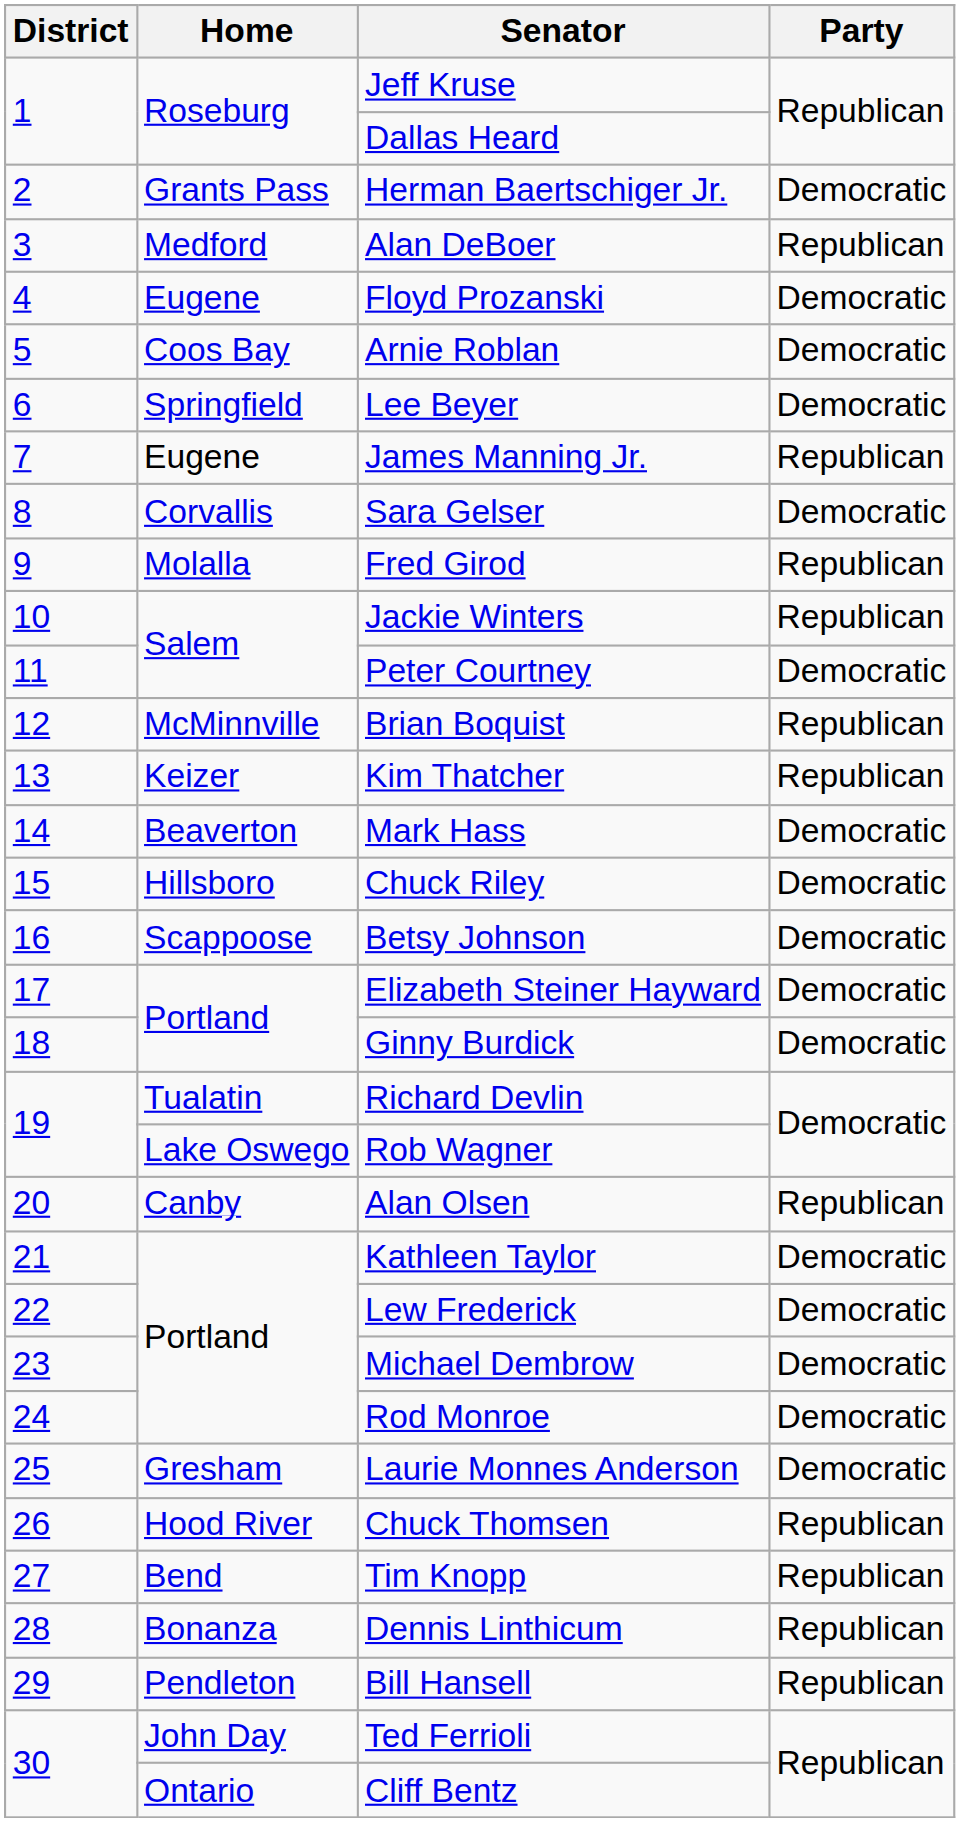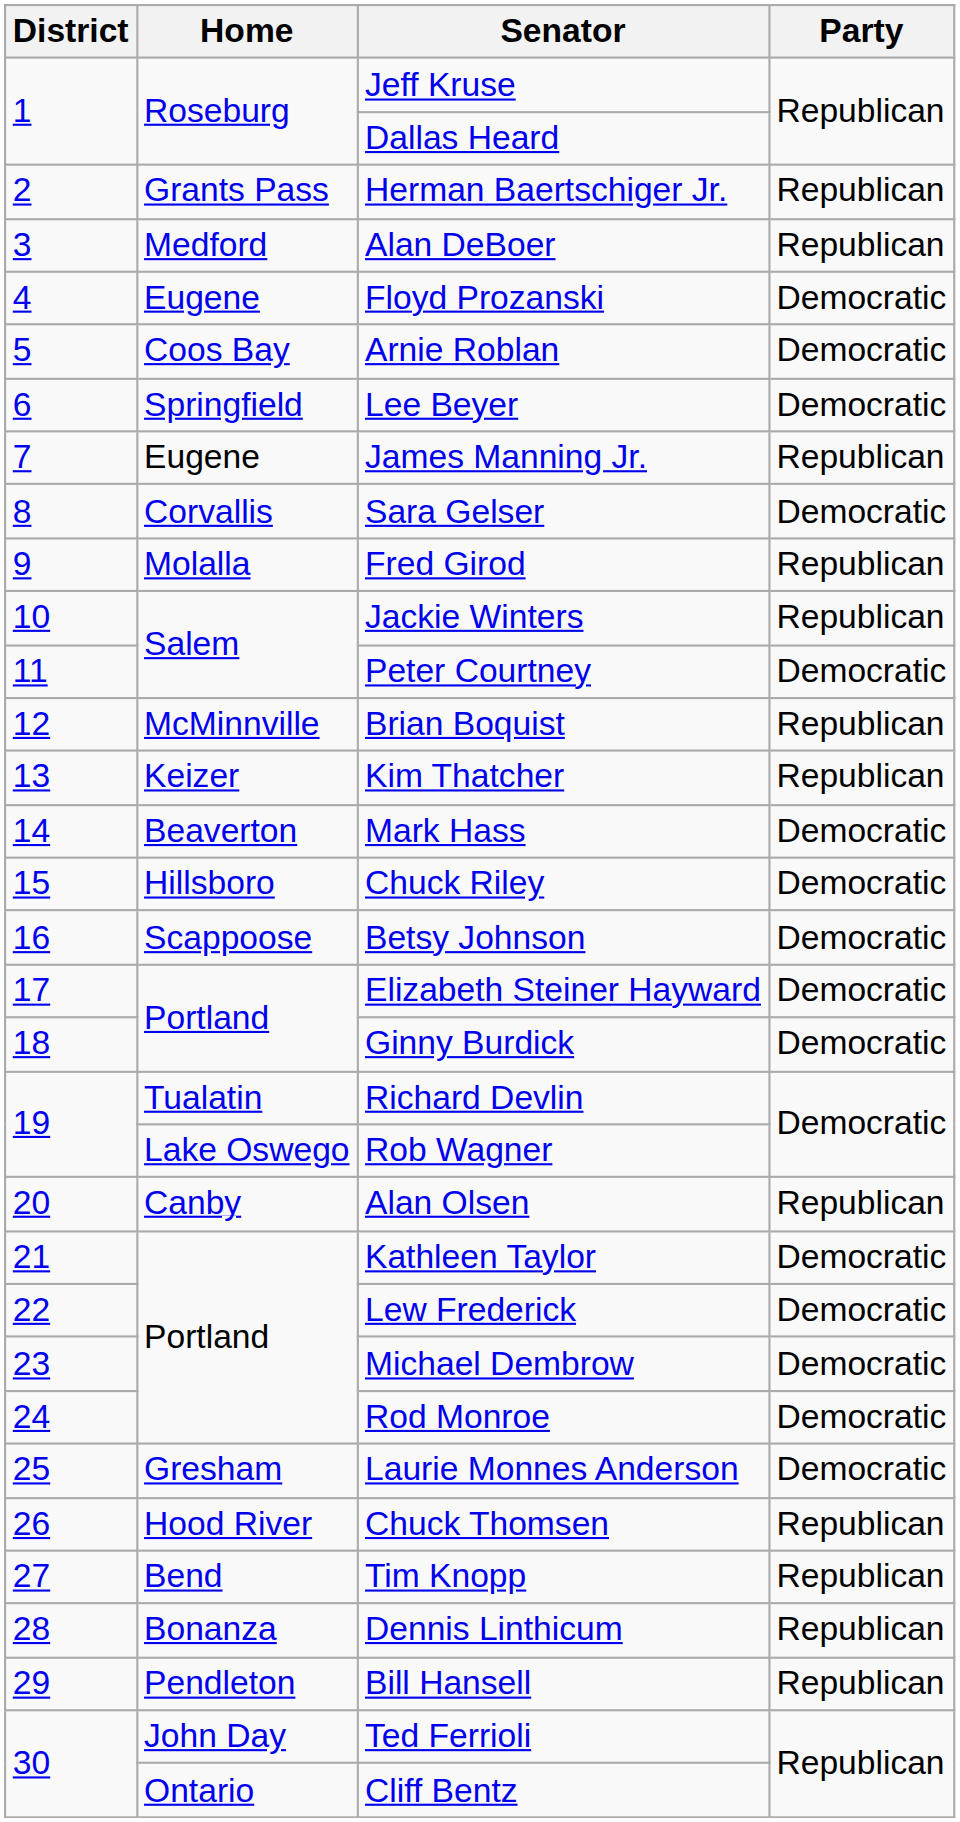(861, 191) Democratic -> (861, 191) Republican
